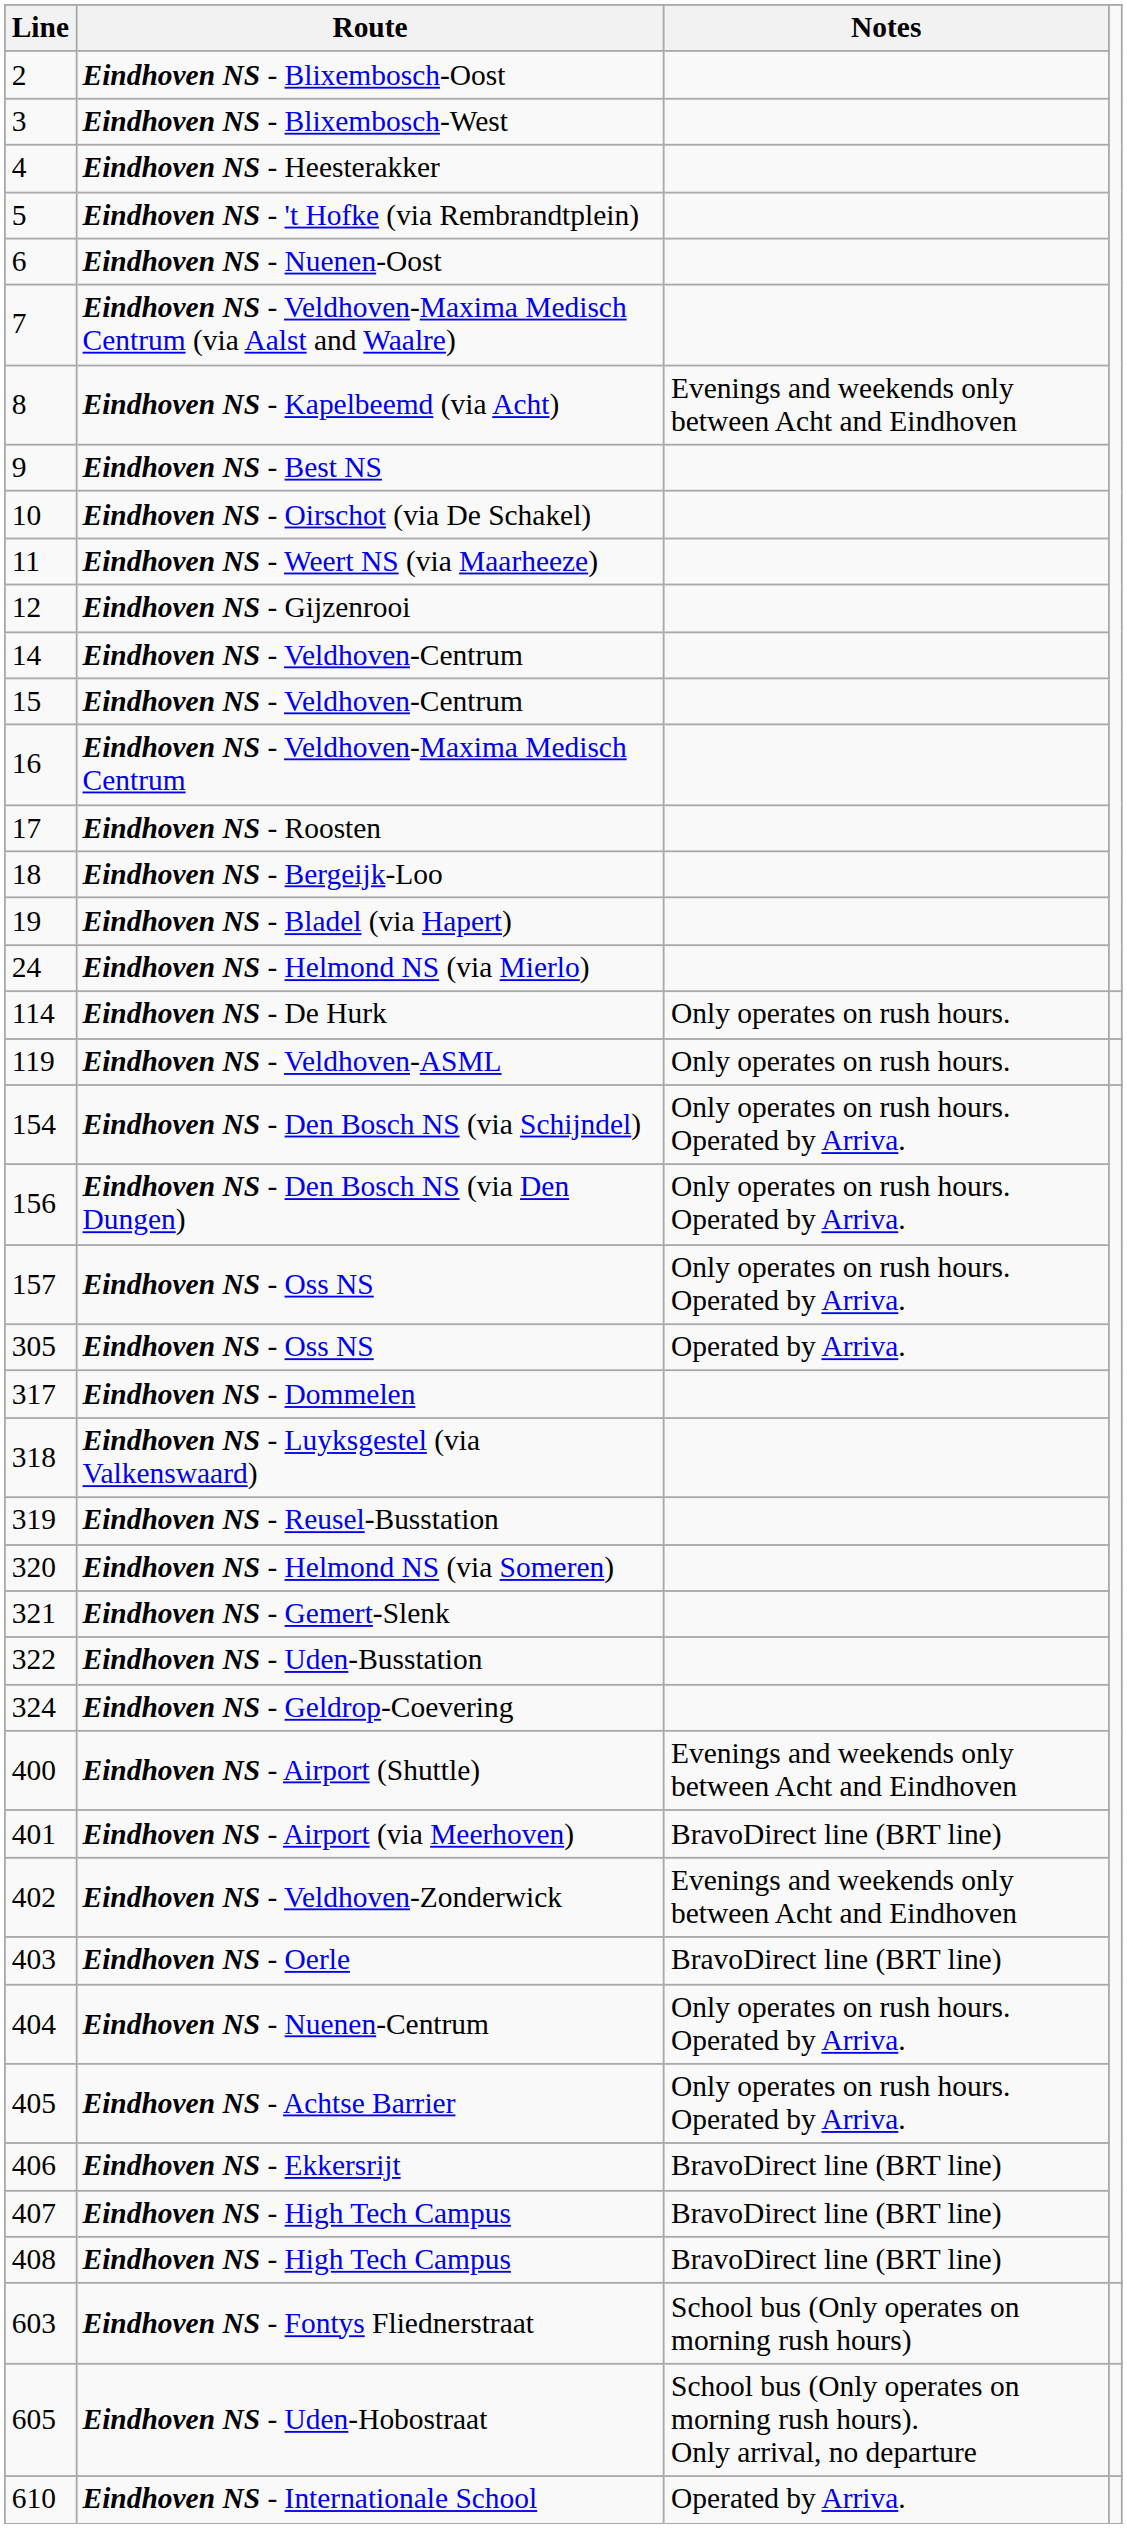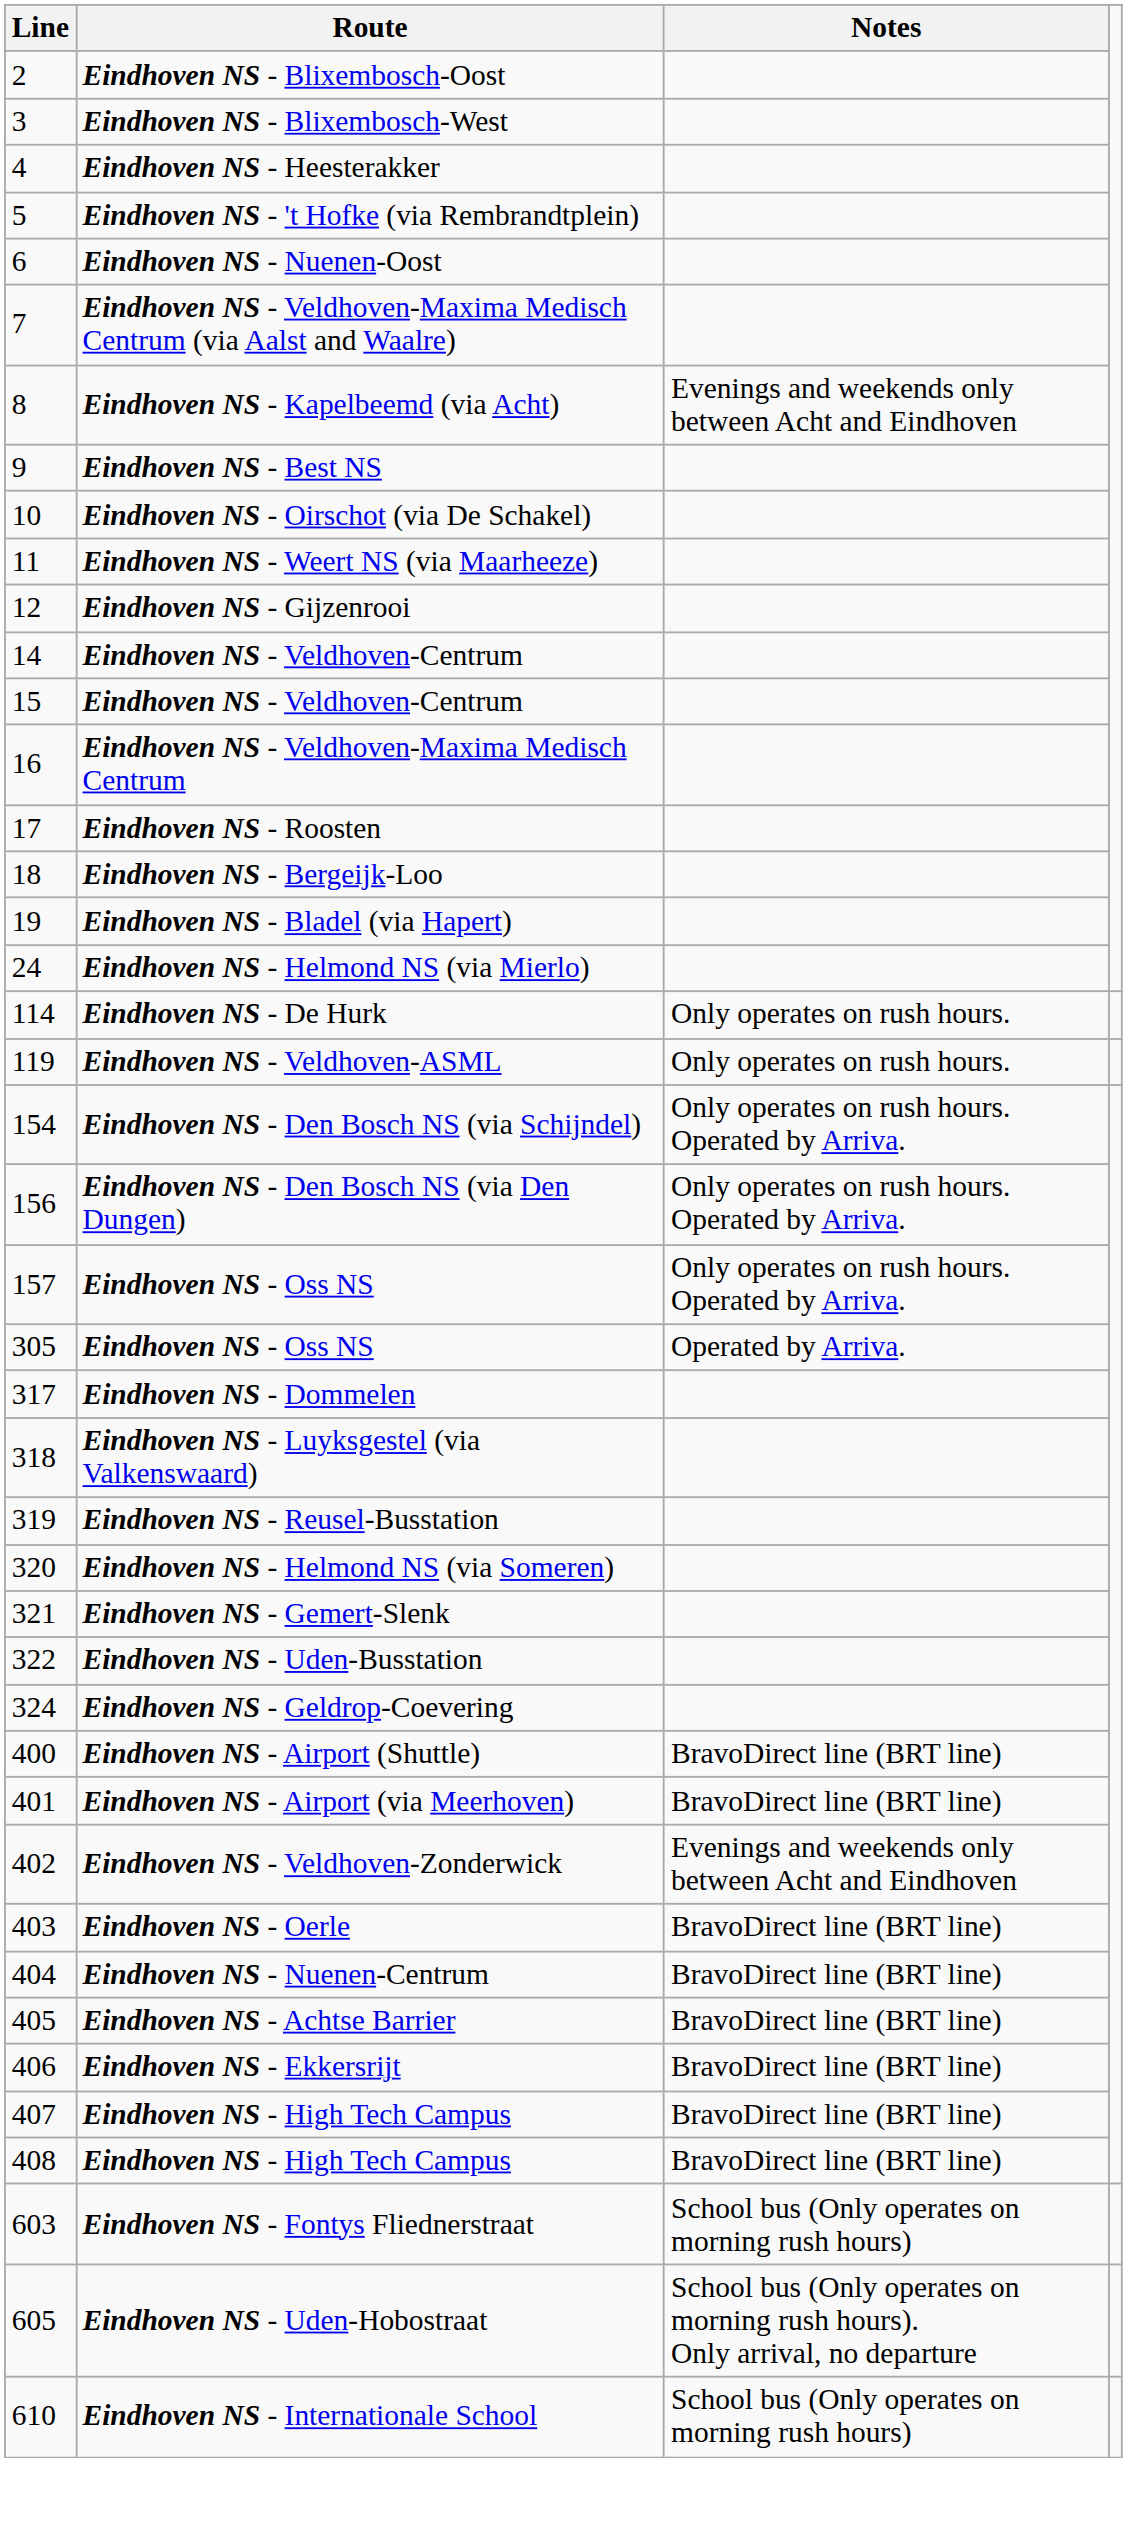(844, 1770) Evenings and weekends only between Acht and Eindhoven -> (836, 1753) BravoDirect line (BRT line)
(841, 2023) Only operates on rush hours. Operated by Arriva. -> (836, 1973) BravoDirect line (BRT line)
(841, 2103) Only operates on rush hours. Operated by Arriva. -> (836, 2020) BravoDirect line (BRT line)
(788, 2499) Operated by Arriva. -> (845, 2416) School bus (Only operates on morning rush hours)
